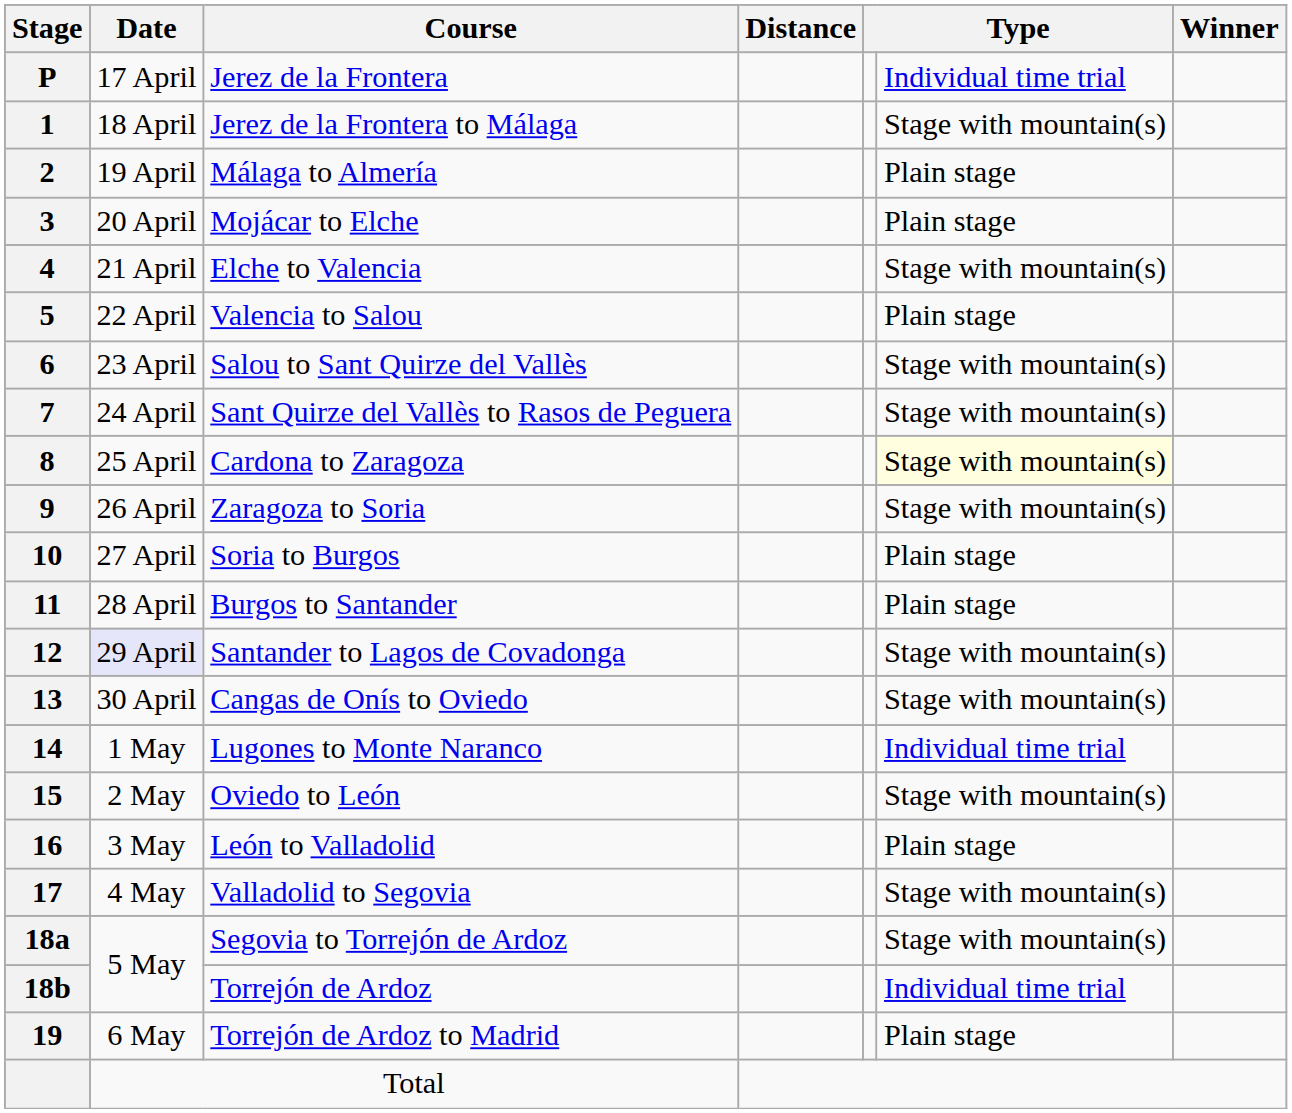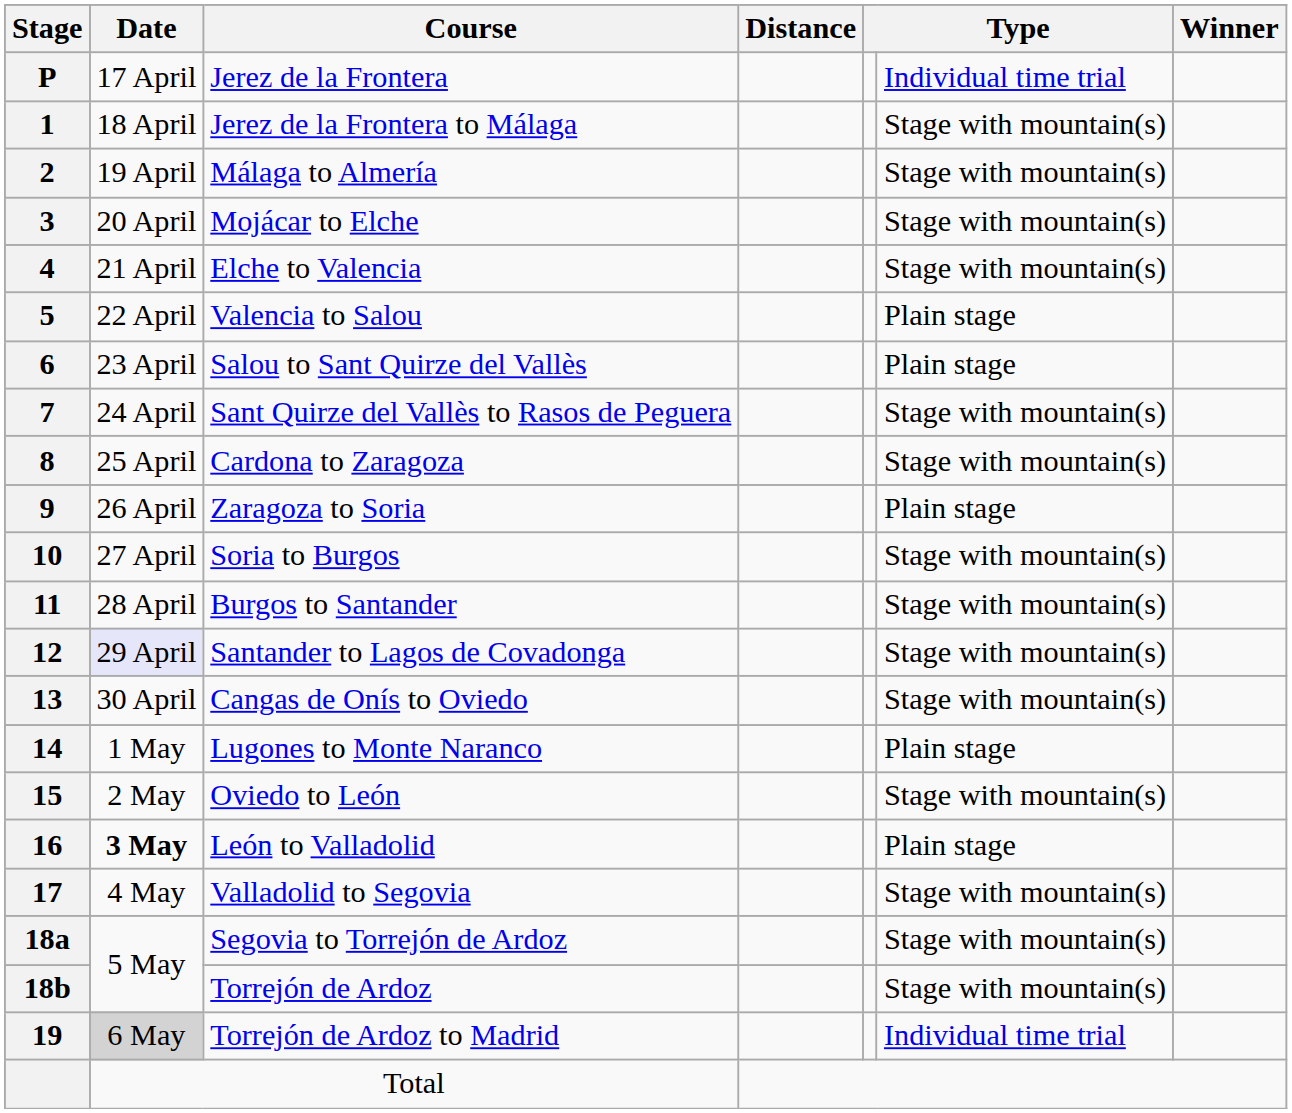(950, 172) Plain stage -> (1025, 172) Stage with mountain(s)
(950, 220) Plain stage -> (1025, 220) Stage with mountain(s)
(1025, 364) Stage with mountain(s) -> (950, 364) Plain stage
(1025, 460) lightyellow background -> (1025, 460) no background
(1025, 508) Stage with mountain(s) -> (950, 508) Plain stage
(950, 556) Plain stage -> (1025, 556) Stage with mountain(s)
(950, 603) Plain stage -> (1025, 603) Stage with mountain(s)
(1005, 747) Individual time trial -> (950, 747) Plain stage
(146, 843) normal -> (146, 843) bold
(1005, 987) Individual time trial -> (1025, 987) Stage with mountain(s)
(146, 1035) no background -> (146, 1035) lightgrey background
(950, 1035) Plain stage -> (1005, 1035) Individual time trial
